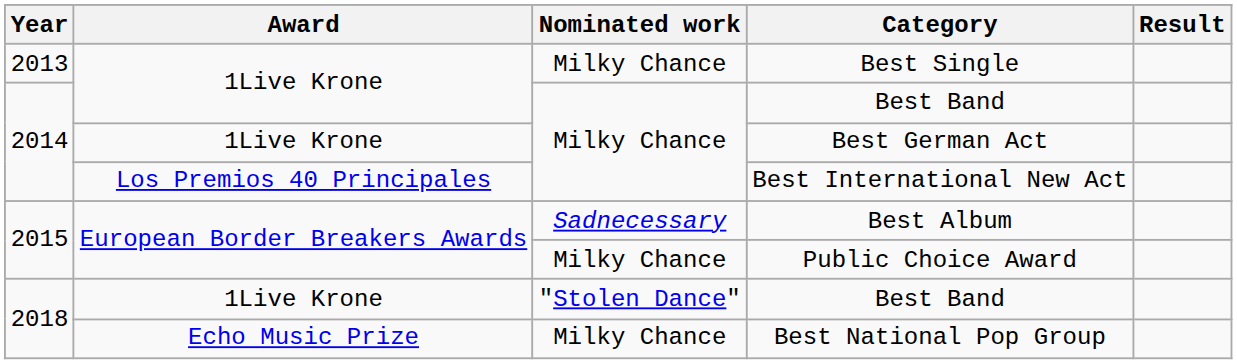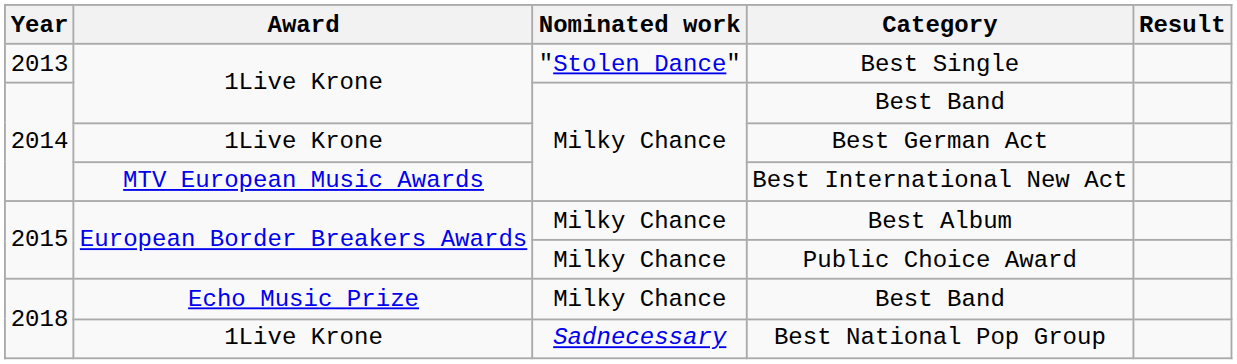(640, 64) Milky Chance -> (640, 64) "Stolen Dance"
(304, 181) Los Premios 40 Principales -> (304, 181) MTV European Music Awards
(640, 221) Sadnecessary -> (640, 221) Milky Chance
(304, 299) 1Live Krone -> (304, 299) Echo Music Prize
(640, 299) "Stolen Dance" -> (640, 299) Milky Chance
(304, 338) Echo Music Prize -> (304, 338) 1Live Krone
(640, 338) Milky Chance -> (640, 338) Sadnecessary
